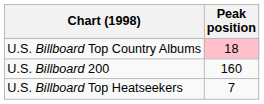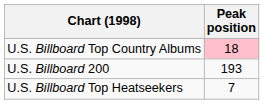(231, 68) 160 -> (231, 68) 193
